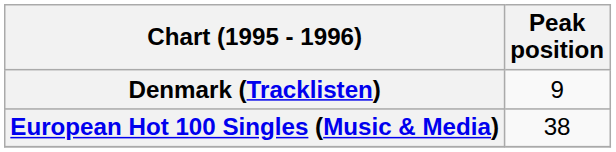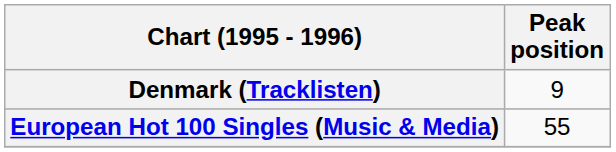(557, 127) 38 -> (557, 127) 55
